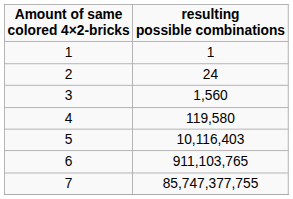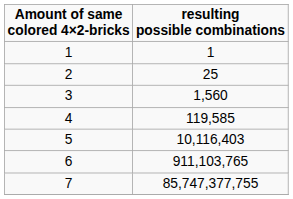(210, 74) 24 -> (210, 74) 25
(210, 118) 119,580 -> (210, 118) 119,585
